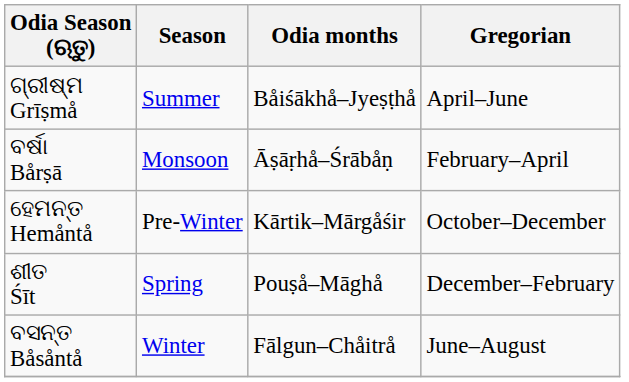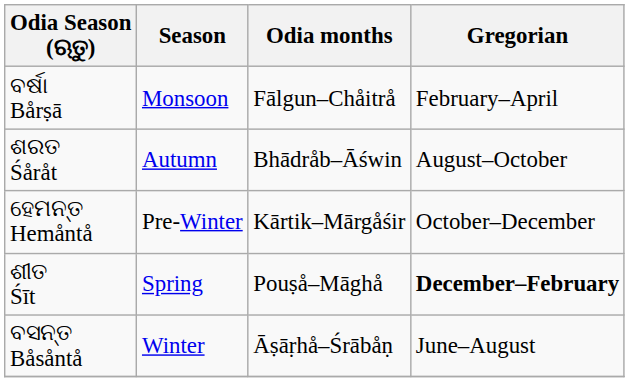- row: (46, 97)
(323, 159) Āṣāṛhå–Śrābåṇ -> (324, 97) Fālgun–Chåitrå
+ row: (35, 159)
(520, 283) normal -> (518, 283) bold
(324, 345) Fālgun–Chåitrå -> (323, 345) Āṣāṛhå–Śrābåṇ
